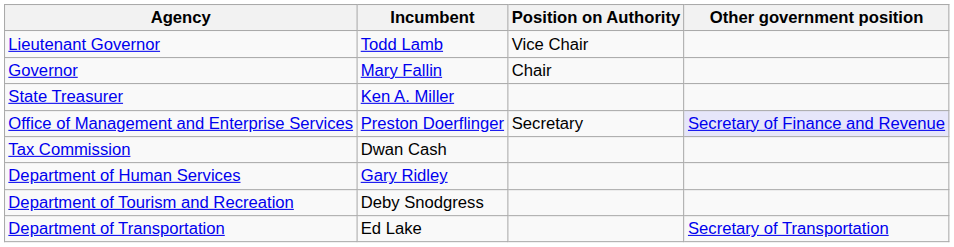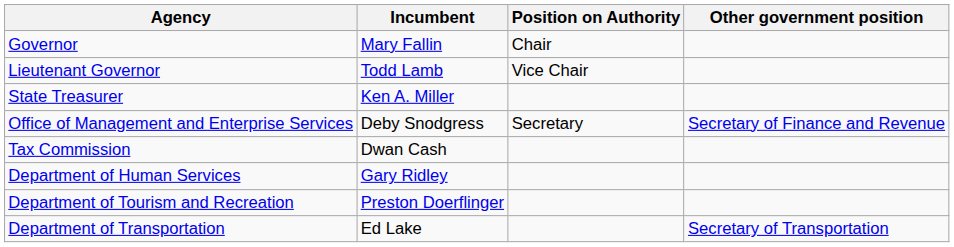rows swapped: (43, 70) <-> (84, 44)
(432, 123) Preston Doerflinger -> (422, 123) Deby Snodgress
(817, 123) lavender background -> (817, 123) no background
(422, 202) Deby Snodgress -> (432, 202) Preston Doerflinger
